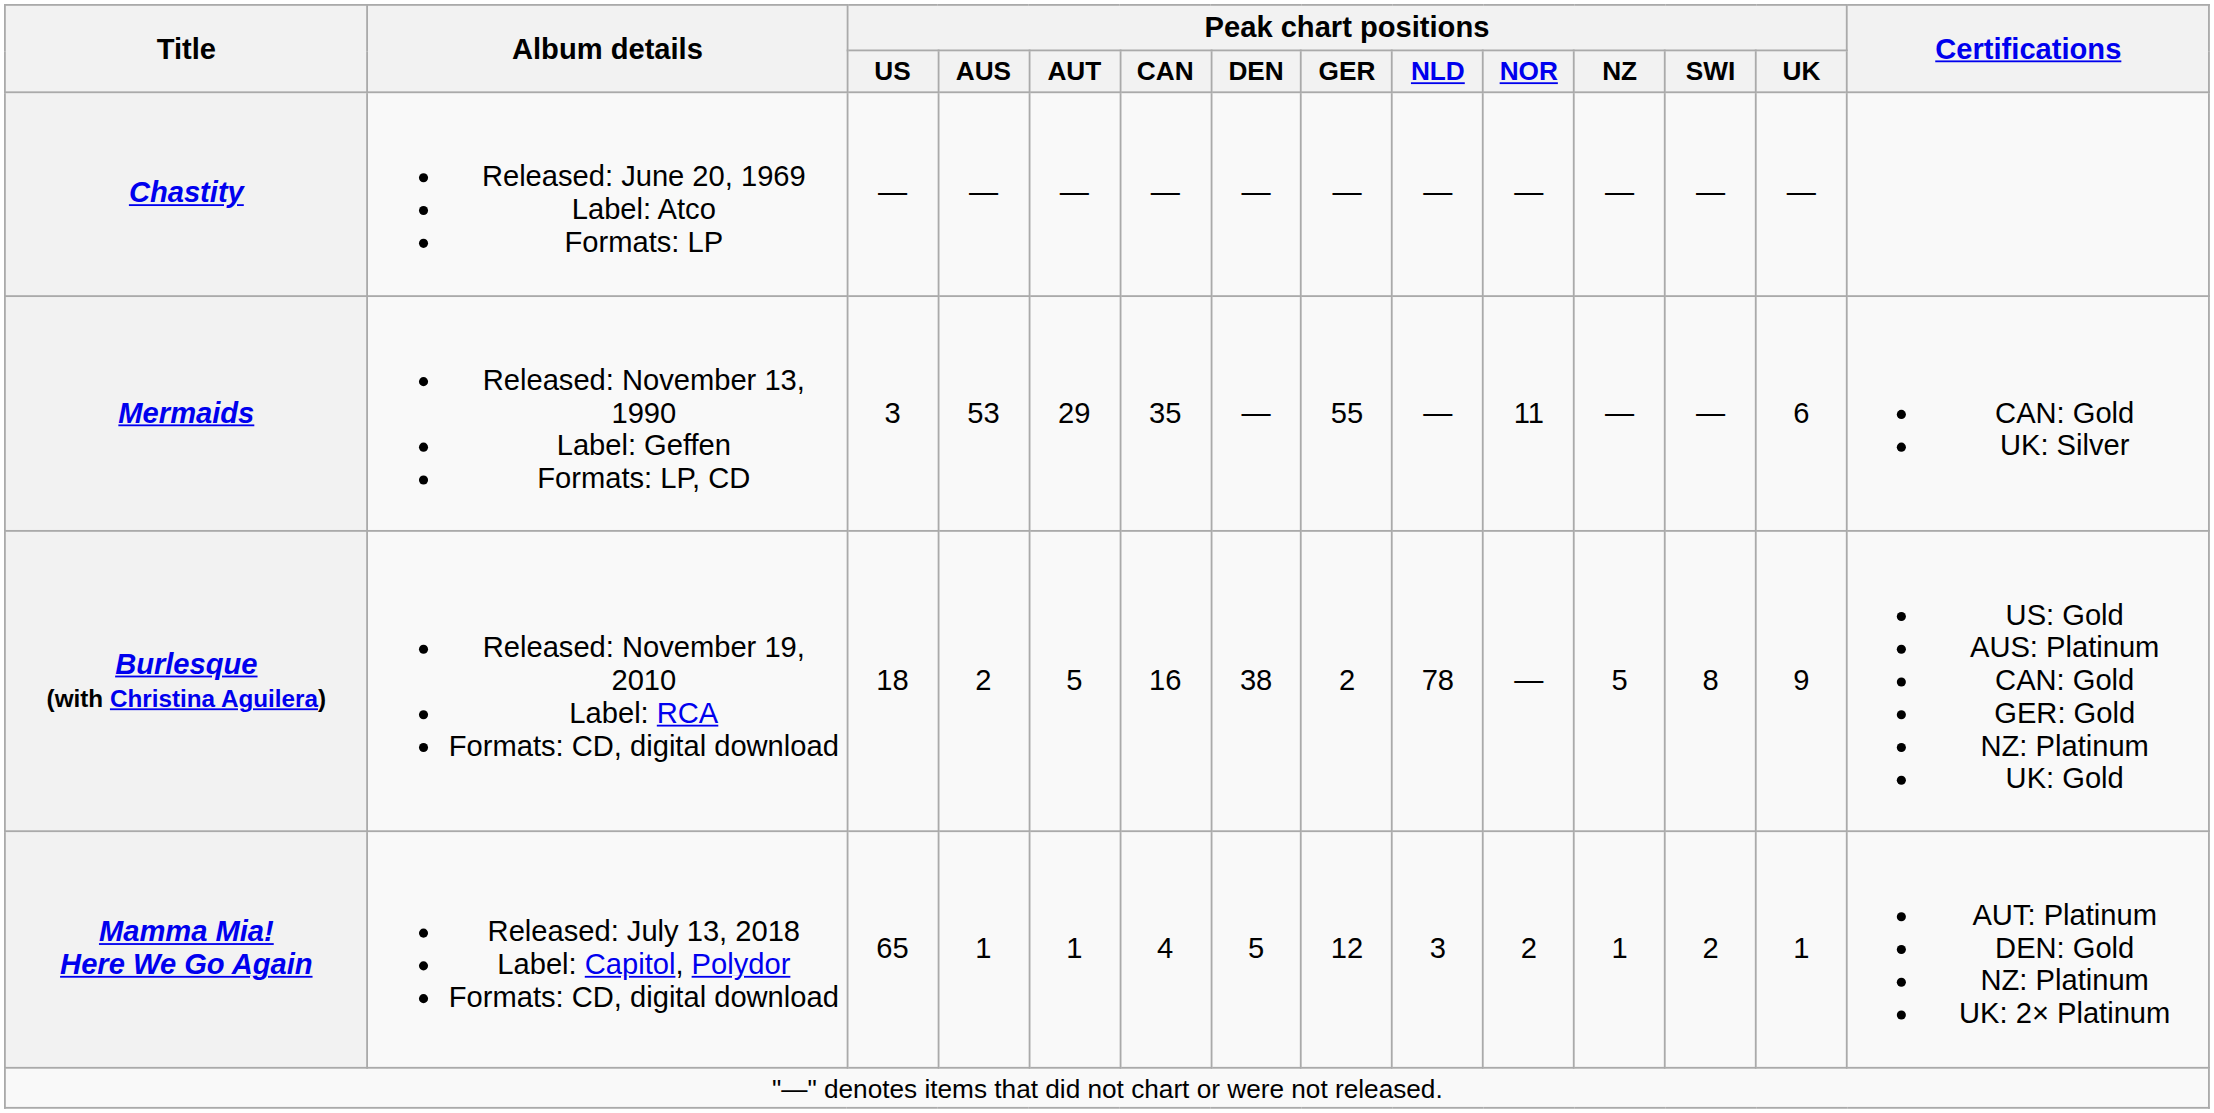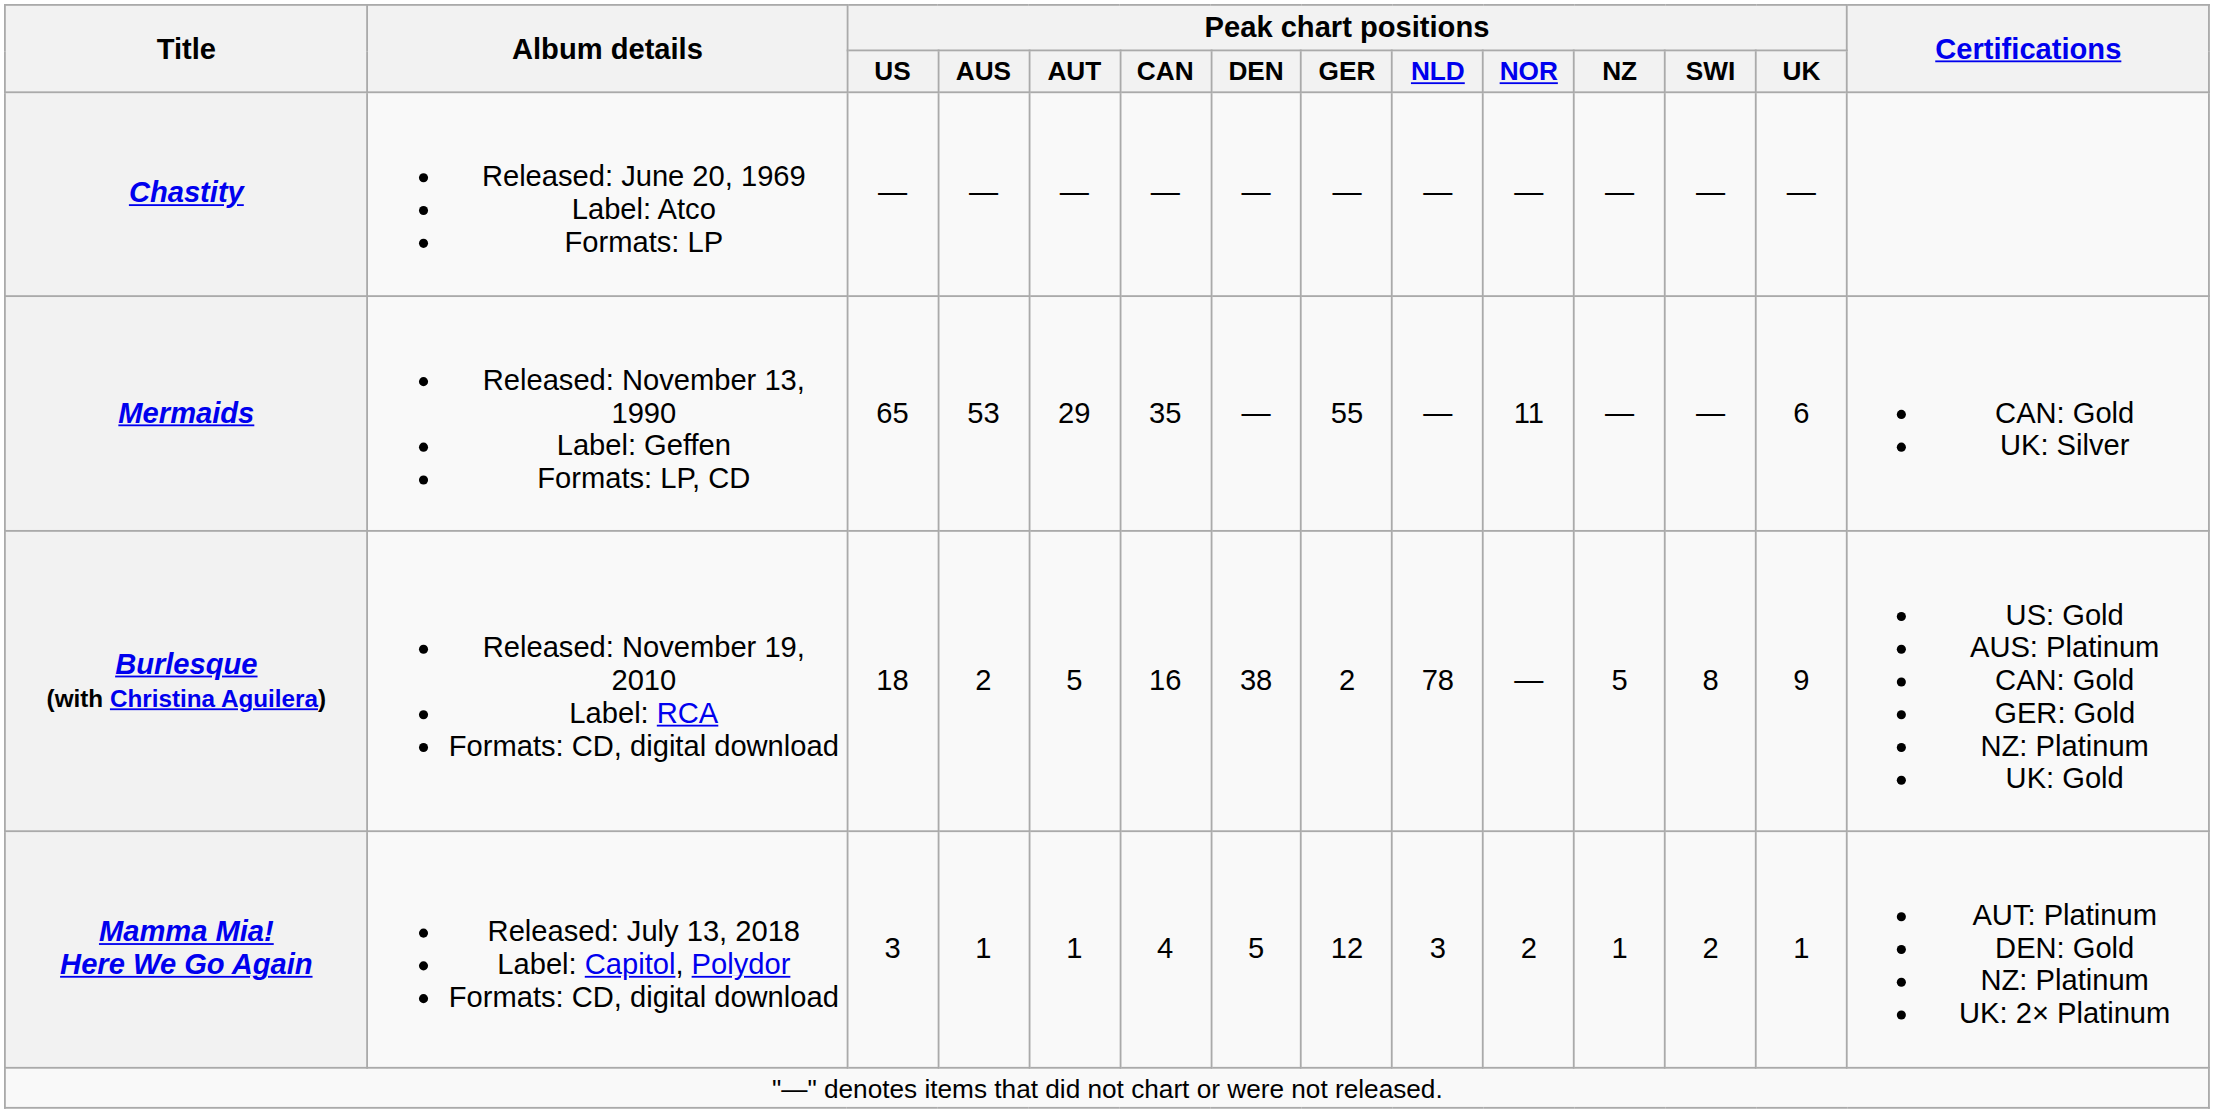(893, 412) 3 -> (893, 412) 65
(893, 948) 65 -> (893, 948) 3
